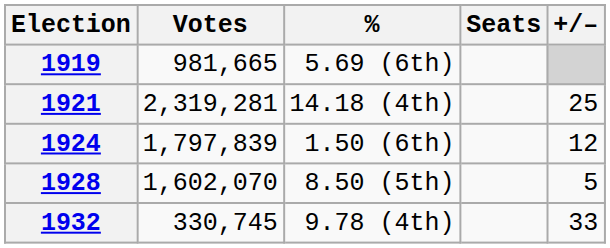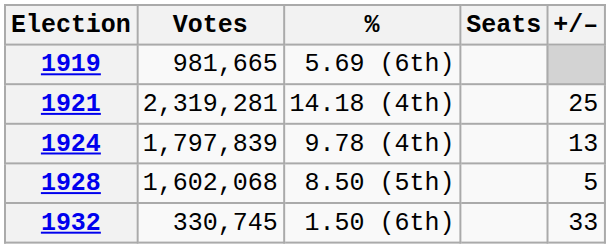(380, 143) 1.50 (6th) -> (380, 143) 9.78 (4th)
(583, 143) 12 -> (583, 143) 13
(210, 183) 1,602,070 -> (210, 183) 1,602,068
(380, 223) 9.78 (4th) -> (380, 223) 1.50 (6th)
